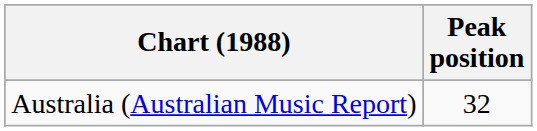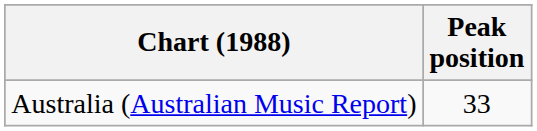(477, 102) 32 -> (477, 102) 33
